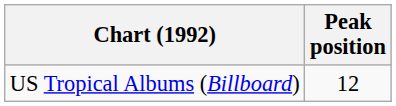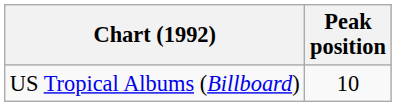(348, 82) 12 -> (348, 82) 10
